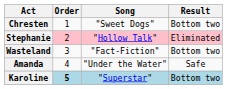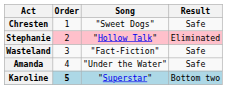(195, 24) Bottom two -> (195, 24) Safe
(195, 51) Bottom two -> (195, 51) Safe
